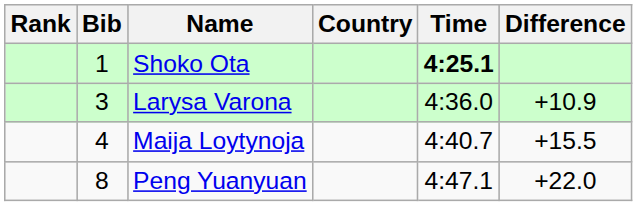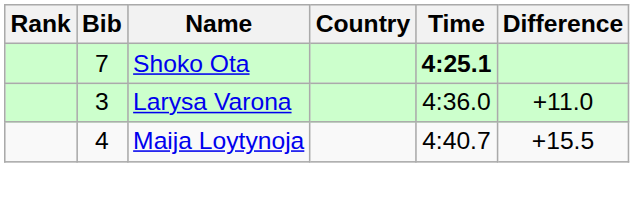(102, 63) 1 -> (102, 63) 7
(565, 102) +10.9 -> (563, 102) +11.0
- row: (220, 180)
